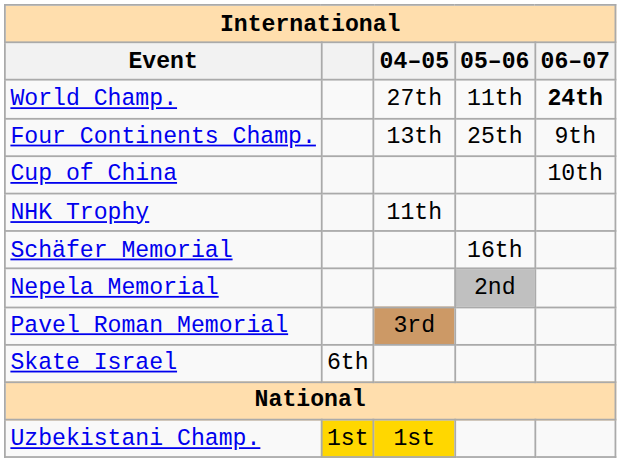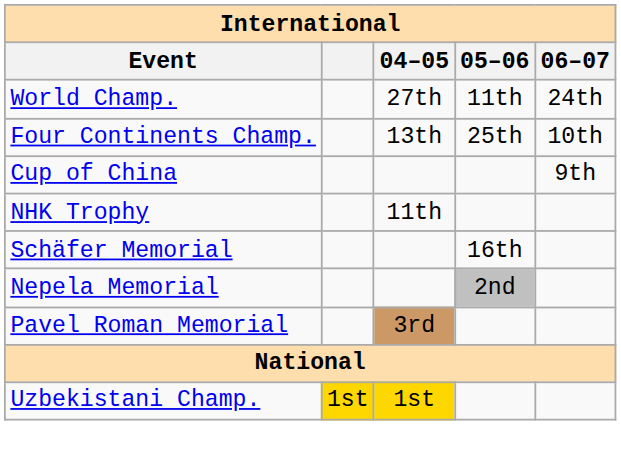(575, 99) bold -> (575, 99) normal
(575, 137) 9th -> (575, 137) 10th
(575, 175) 10th -> (575, 175) 9th
- row: (94, 363)
